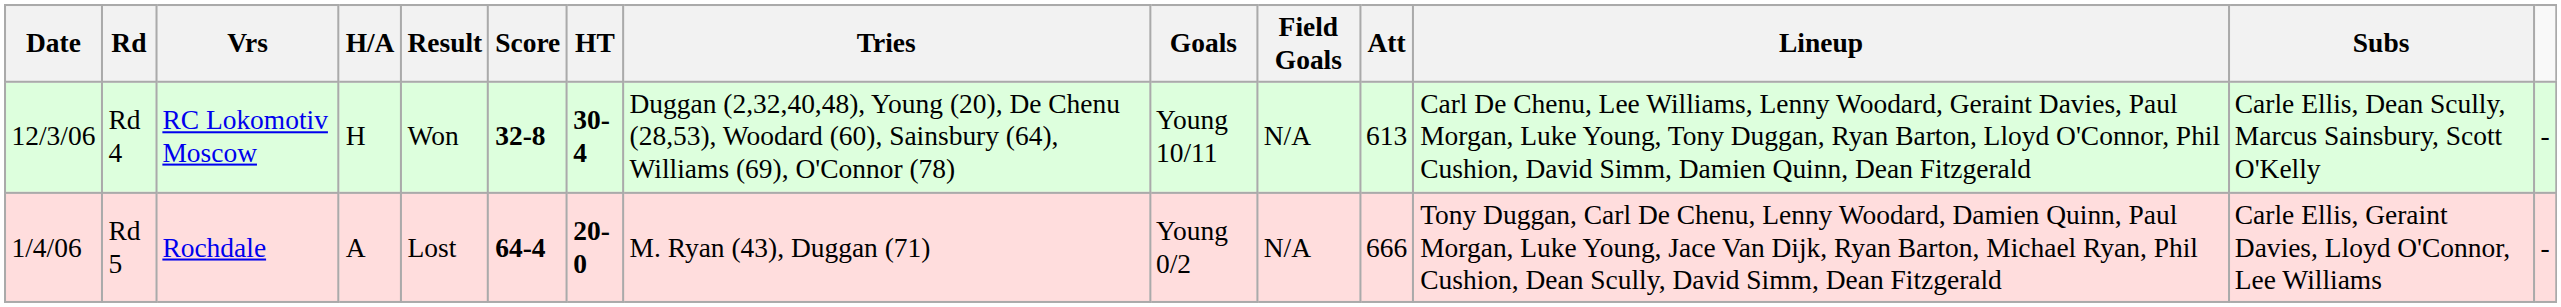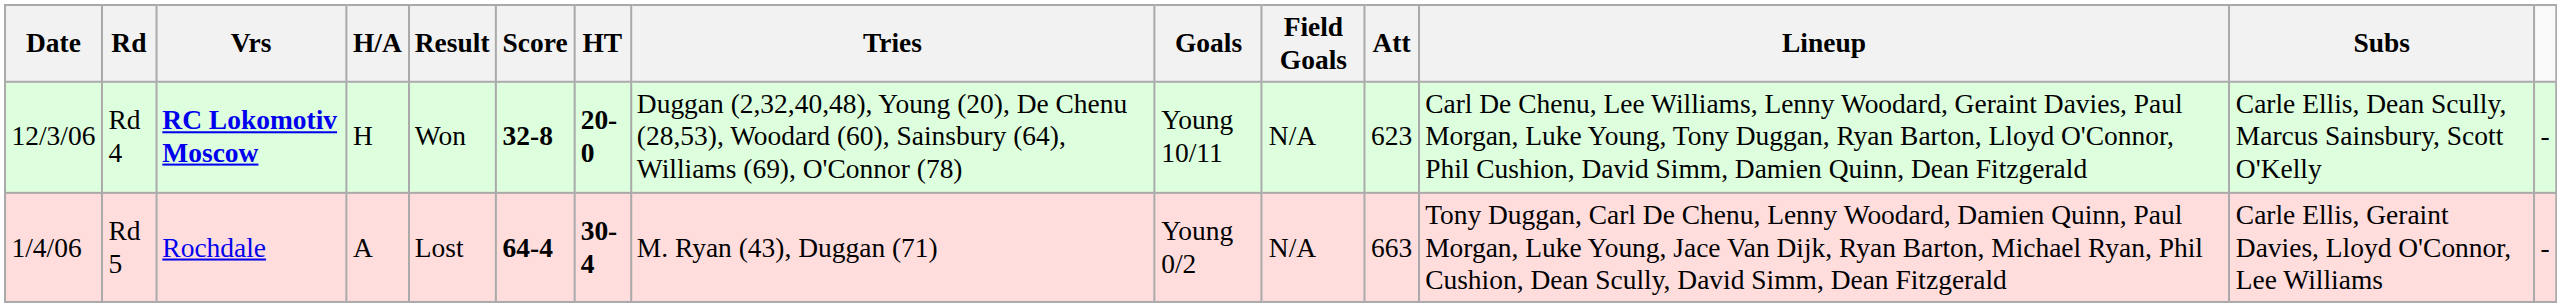(245, 136) normal -> (250, 136) bold
(592, 136) 30-4 -> (599, 136) 20-0
(1387, 136) 613 -> (1392, 136) 623
(592, 246) 20-0 -> (599, 246) 30-4
(1387, 246) 666 -> (1392, 246) 663
